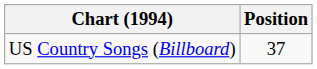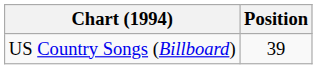(276, 48) 37 -> (276, 48) 39
